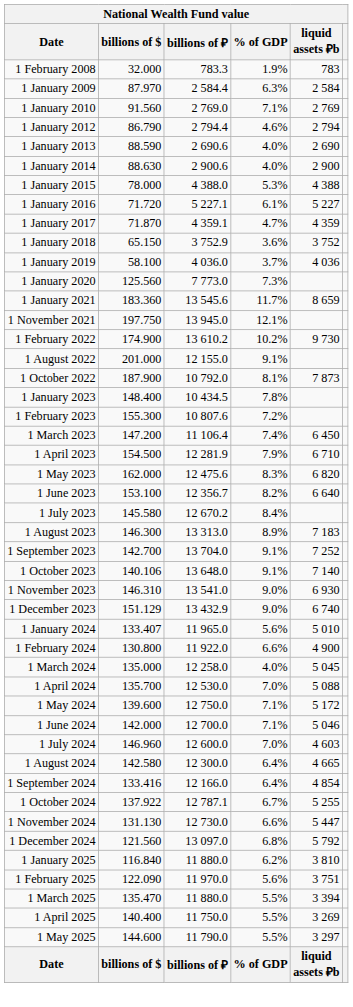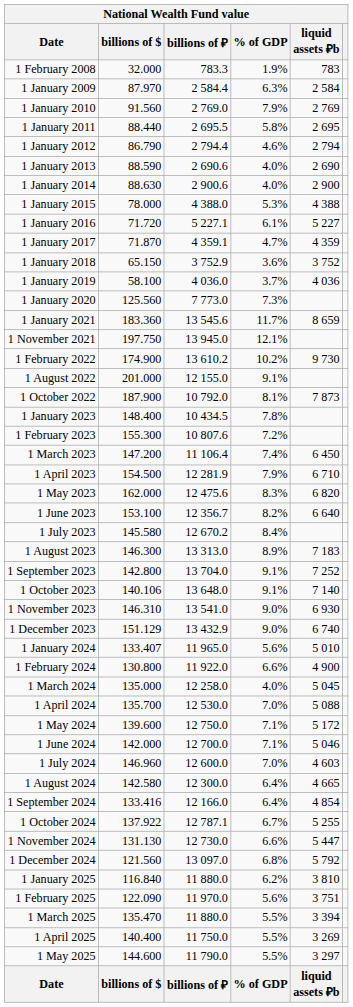(275, 108) 7.1% -> (275, 108) 7.9%
+ row: (59, 127)
(142, 551) 142.700 -> (142, 570) 142.800
